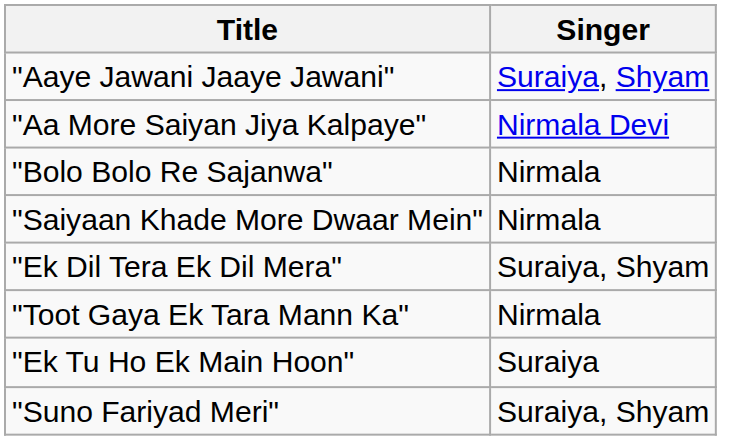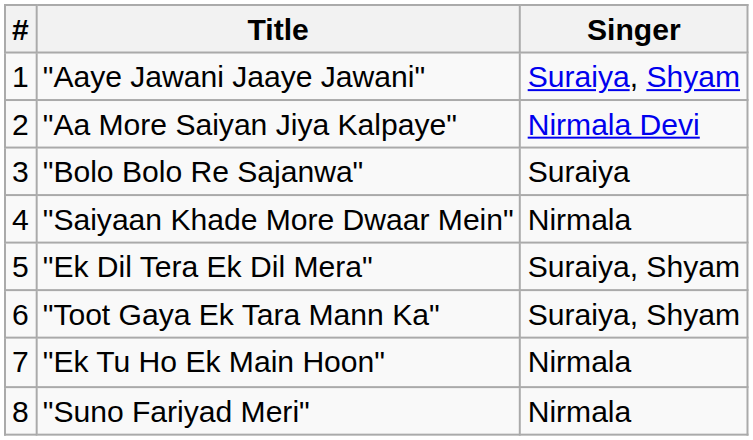+ column: (20, 29)
(549, 172) Nirmala -> (579, 172) Suraiya
(549, 315) Nirmala -> (634, 315) Suraiya, Shyam
(548, 363) Suraiya -> (579, 363) Nirmala
(603, 410) Suraiya, Shyam -> (579, 410) Nirmala
